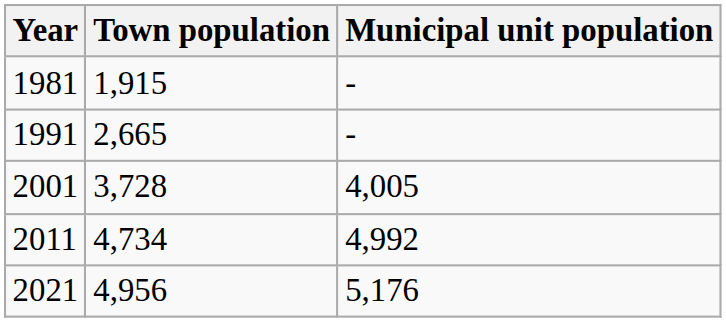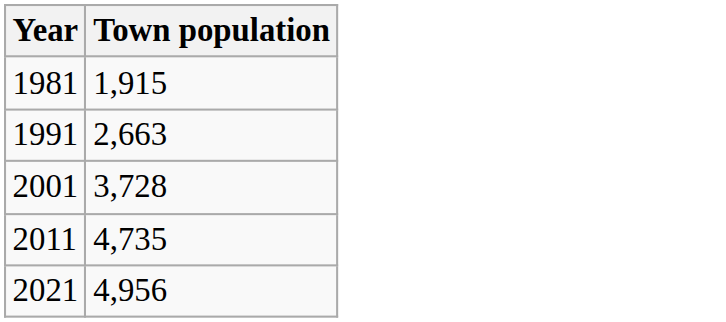- column: (529, 30)
(130, 134) 2,665 -> (130, 134) 2,663
(130, 238) 4,734 -> (130, 238) 4,735
